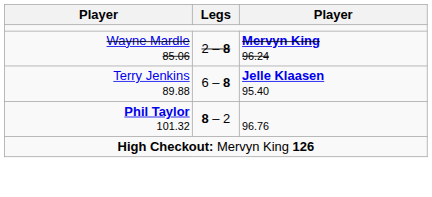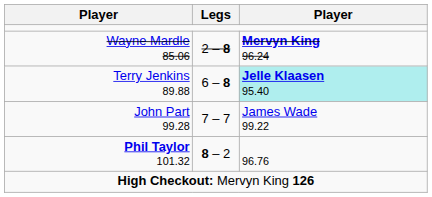(283, 83) no background -> (283, 83) paleturquoise background
+ row: (162, 118)
